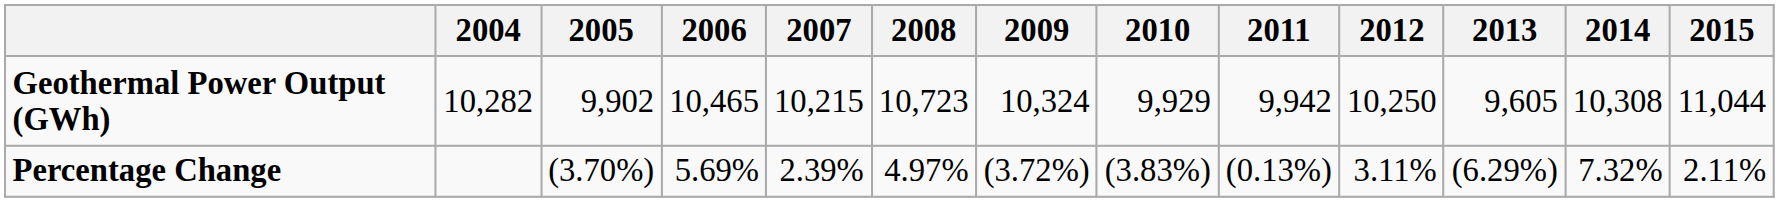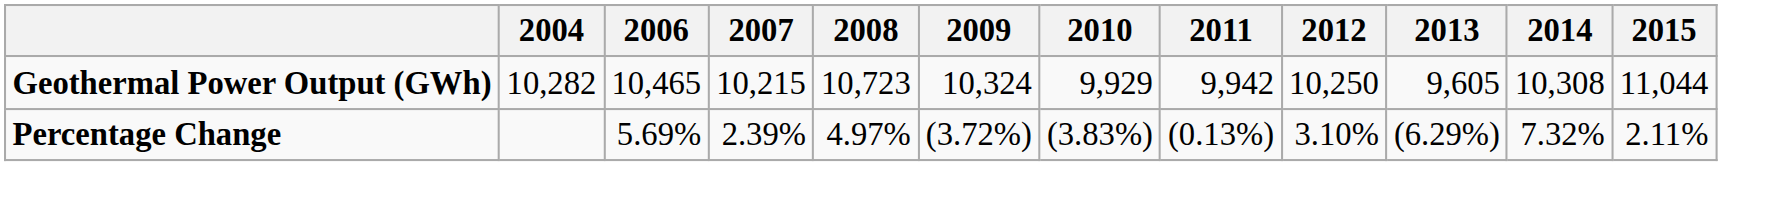- column: (601, 30)
(1395, 170) 3.11% -> (1337, 133) 3.10%
